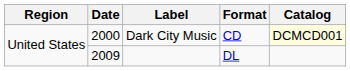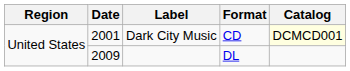(106, 35) 2000 -> (106, 35) 2001
